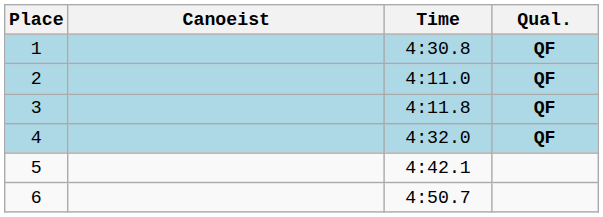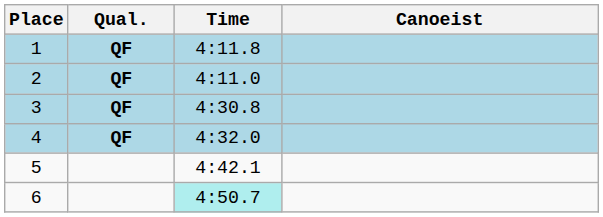columns swapped: (226, 20) <-> (545, 20)
(438, 49) 4:30.8 -> (228, 49) 4:11.8
(438, 109) 4:11.8 -> (228, 109) 4:30.8
(438, 198) no background -> (228, 198) paleturquoise background
